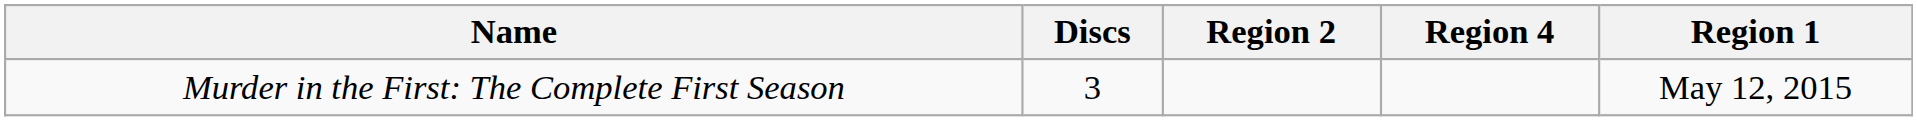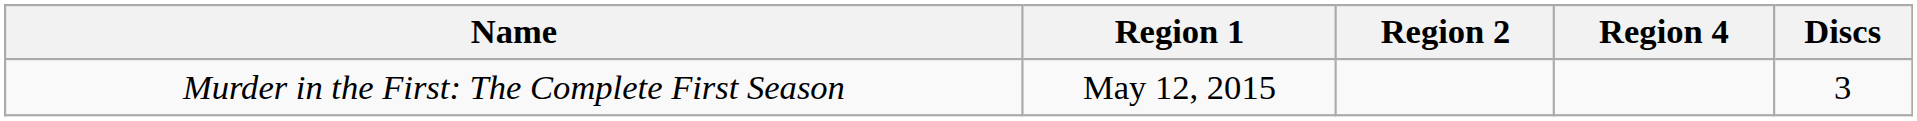columns swapped: (1756, 31) <-> (1092, 31)
